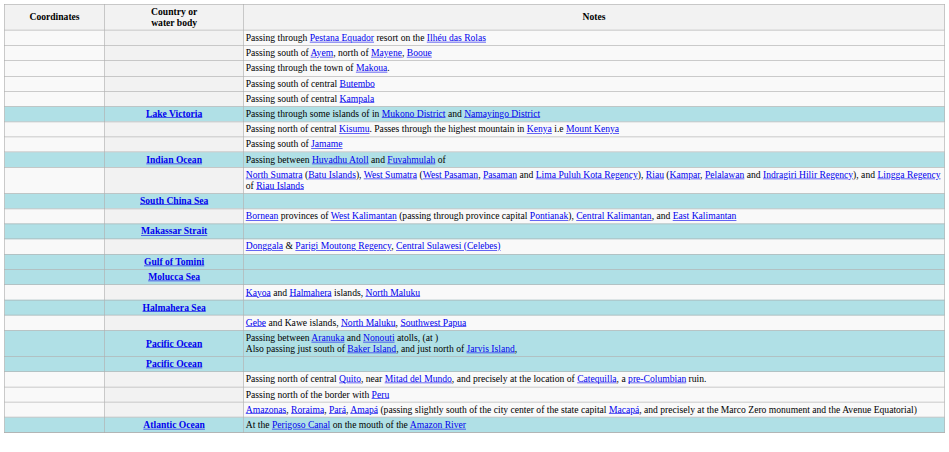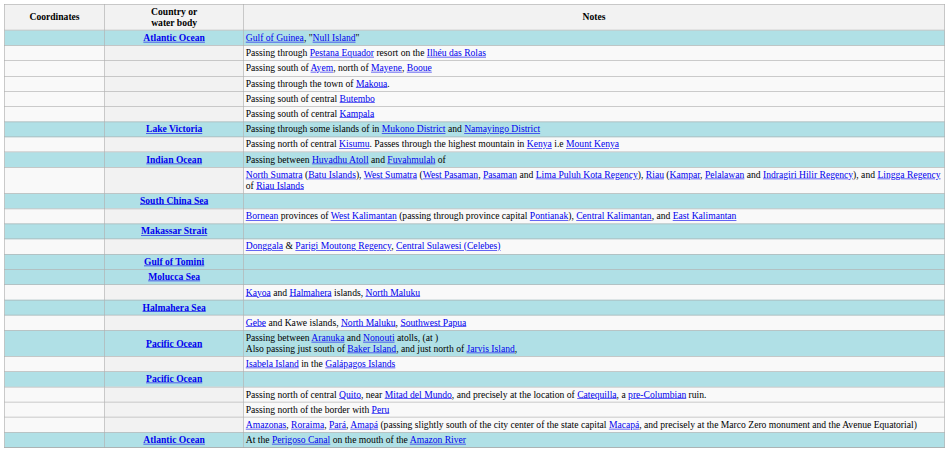+ row: (174, 38)
- row: (174, 145)
+ row: (174, 364)
